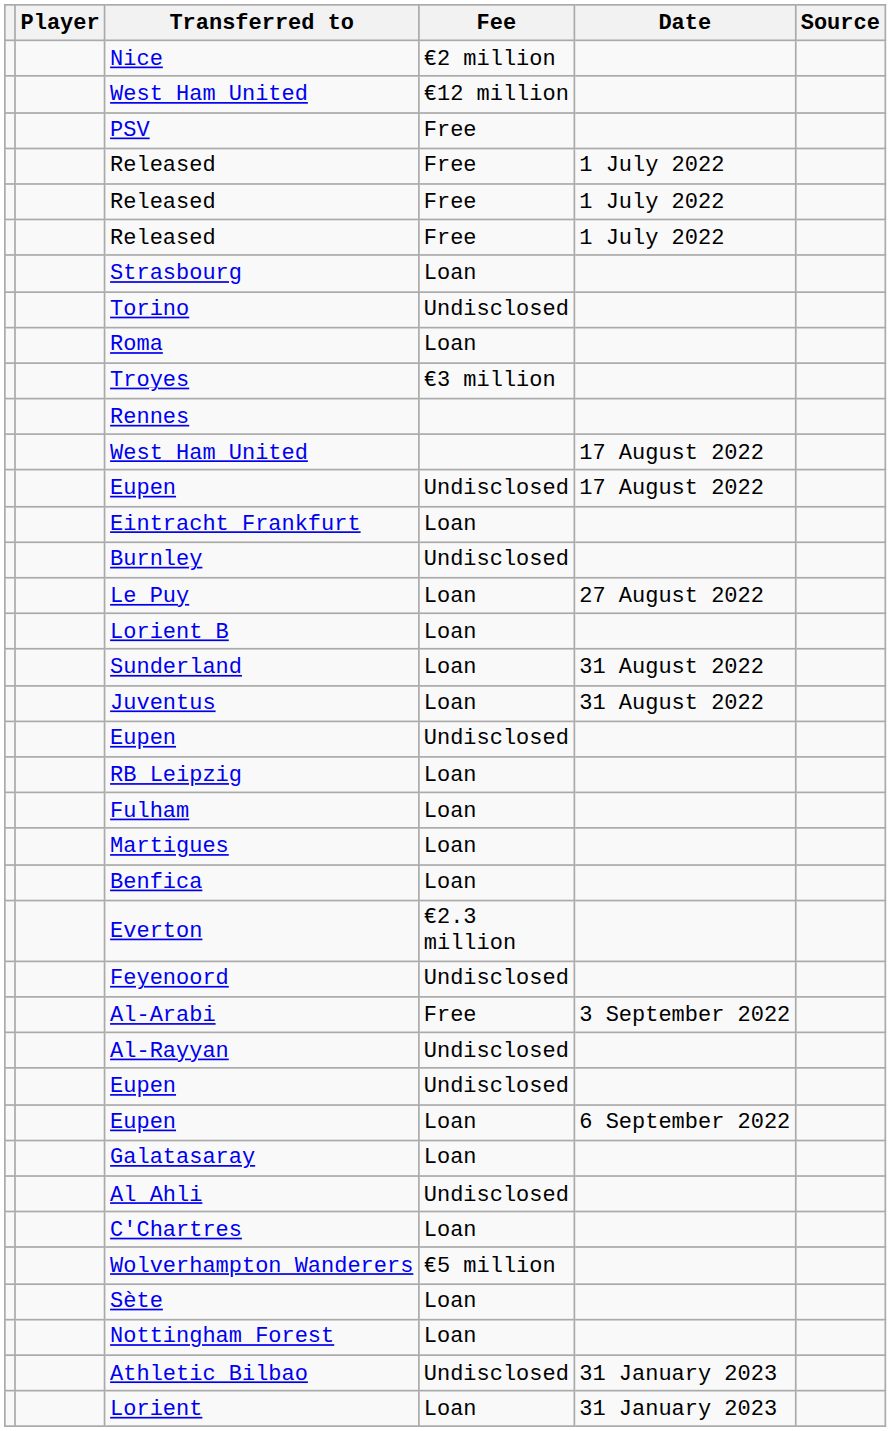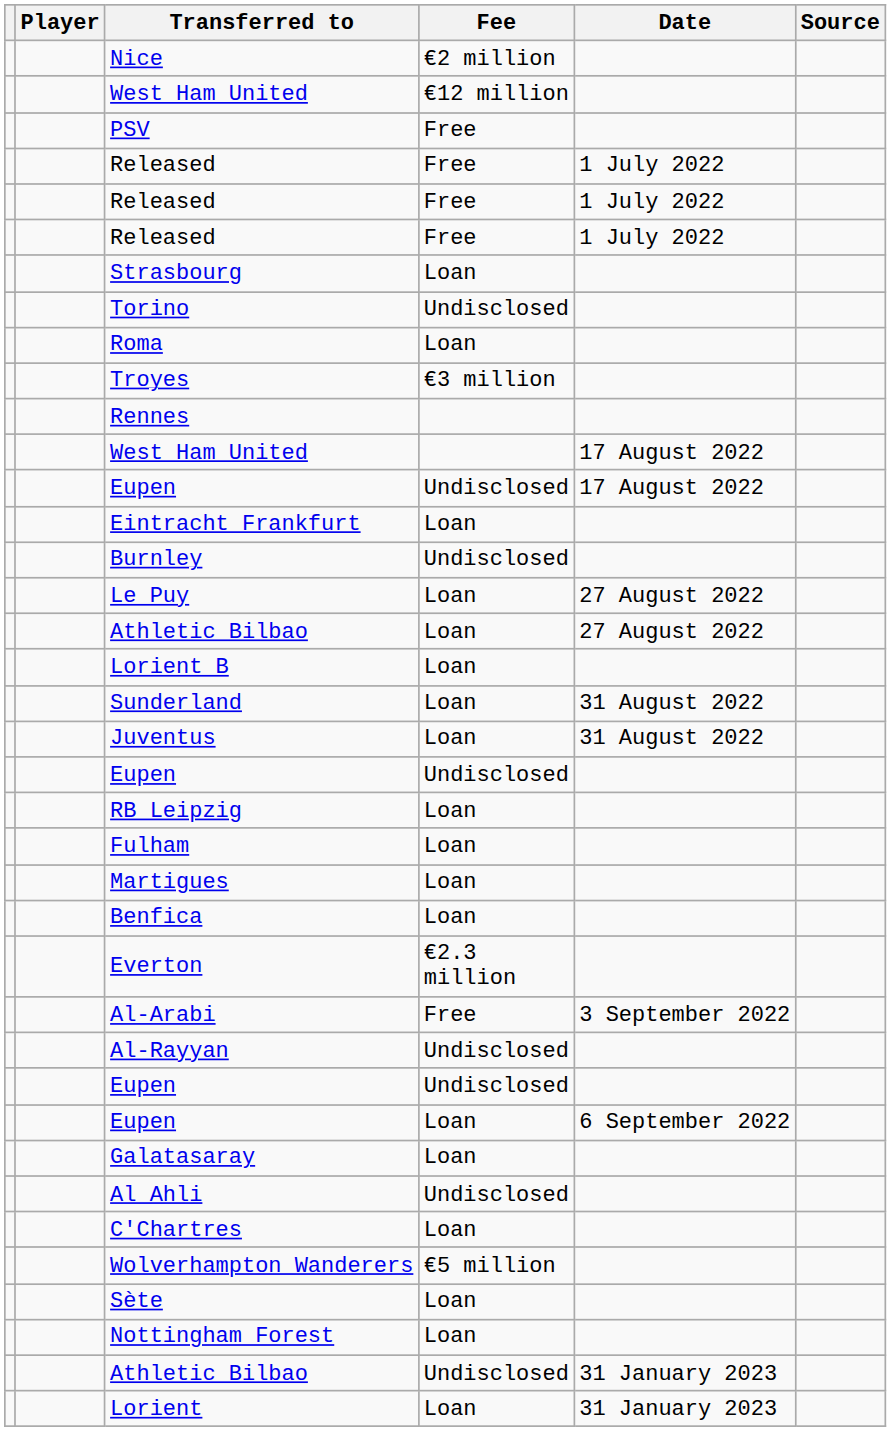+ row: (209, 631)
- row: (169, 979)
